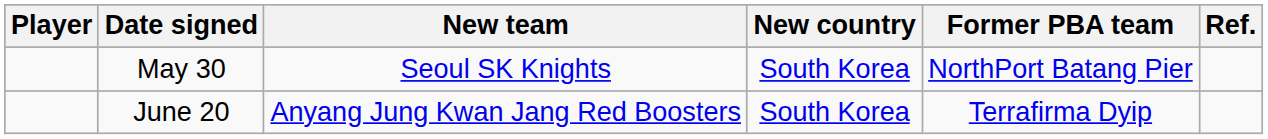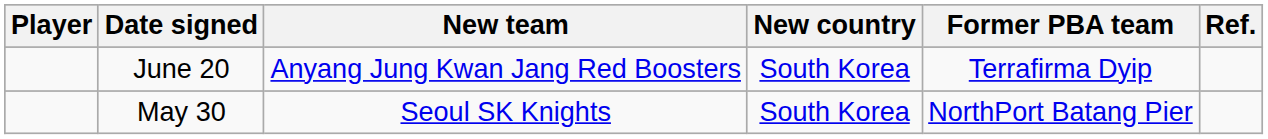rows swapped: (181, 111) <-> (181, 68)
